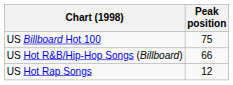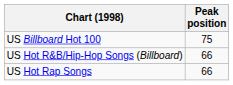(207, 71) 12 -> (207, 71) 66
